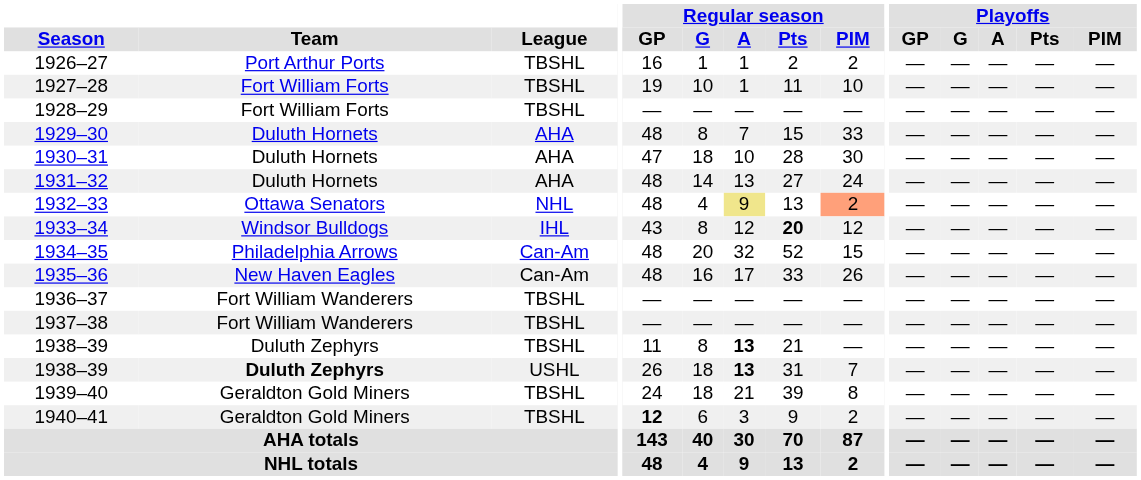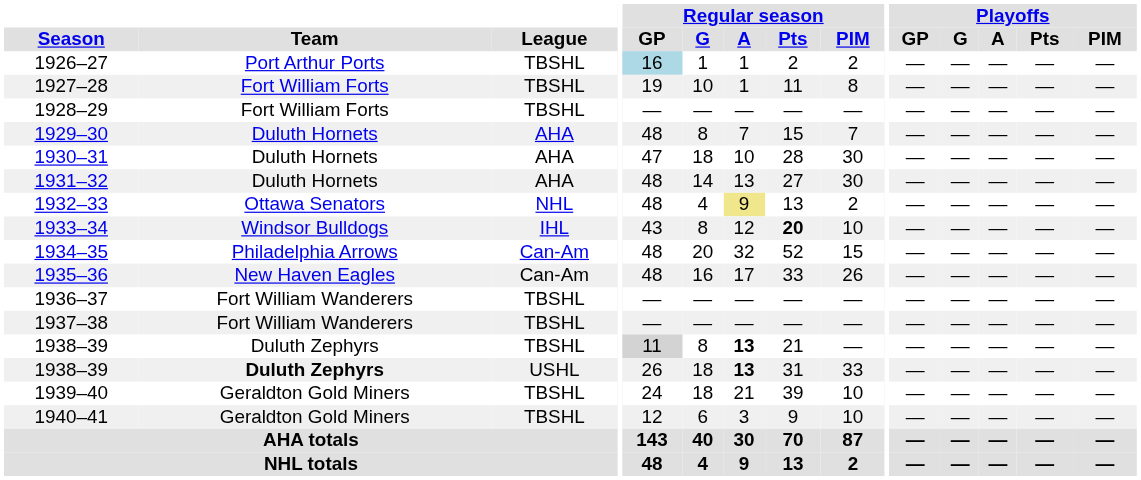(652, 62) no background -> (652, 62) lightblue background
(853, 86) 10 -> (853, 86) 8
(853, 133) 33 -> (853, 133) 7
(853, 180) 24 -> (853, 180) 30
(853, 204) lightsalmon background -> (853, 204) no background
(853, 228) 12 -> (853, 228) 10
(652, 346) no background -> (652, 346) lightgrey background
(853, 369) 7 -> (853, 369) 33
(853, 393) 8 -> (853, 393) 10
(652, 416) bold -> (652, 416) normal
(853, 416) 2 -> (853, 416) 10
